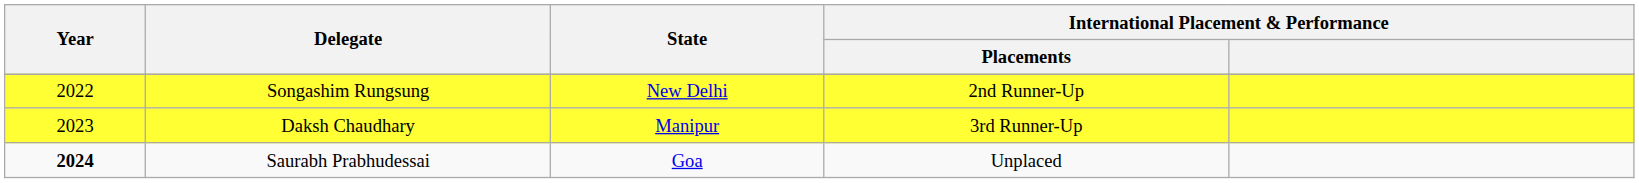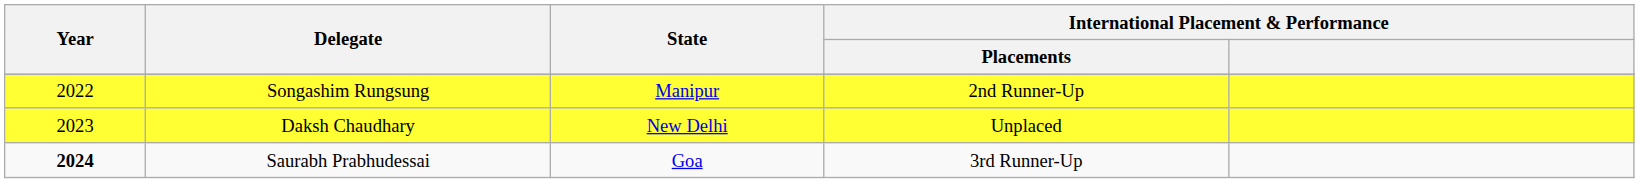(687, 91) New Delhi -> (687, 91) Manipur
(687, 126) Manipur -> (687, 126) New Delhi
(1026, 126) 3rd Runner-Up -> (1026, 126) Unplaced
(1026, 160) Unplaced -> (1026, 160) 3rd Runner-Up
